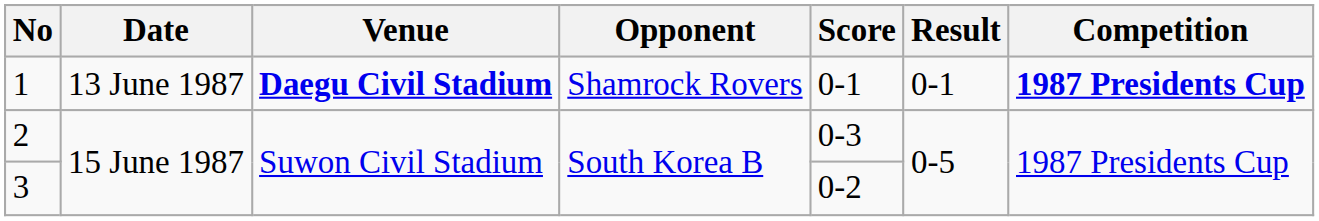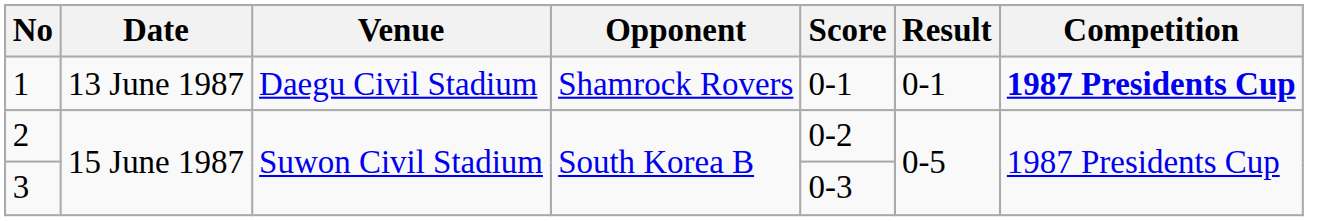(406, 82) bold -> (398, 82) normal
(840, 135) 0-3 -> (831, 135) 0-2
(840, 187) 0-2 -> (831, 187) 0-3
